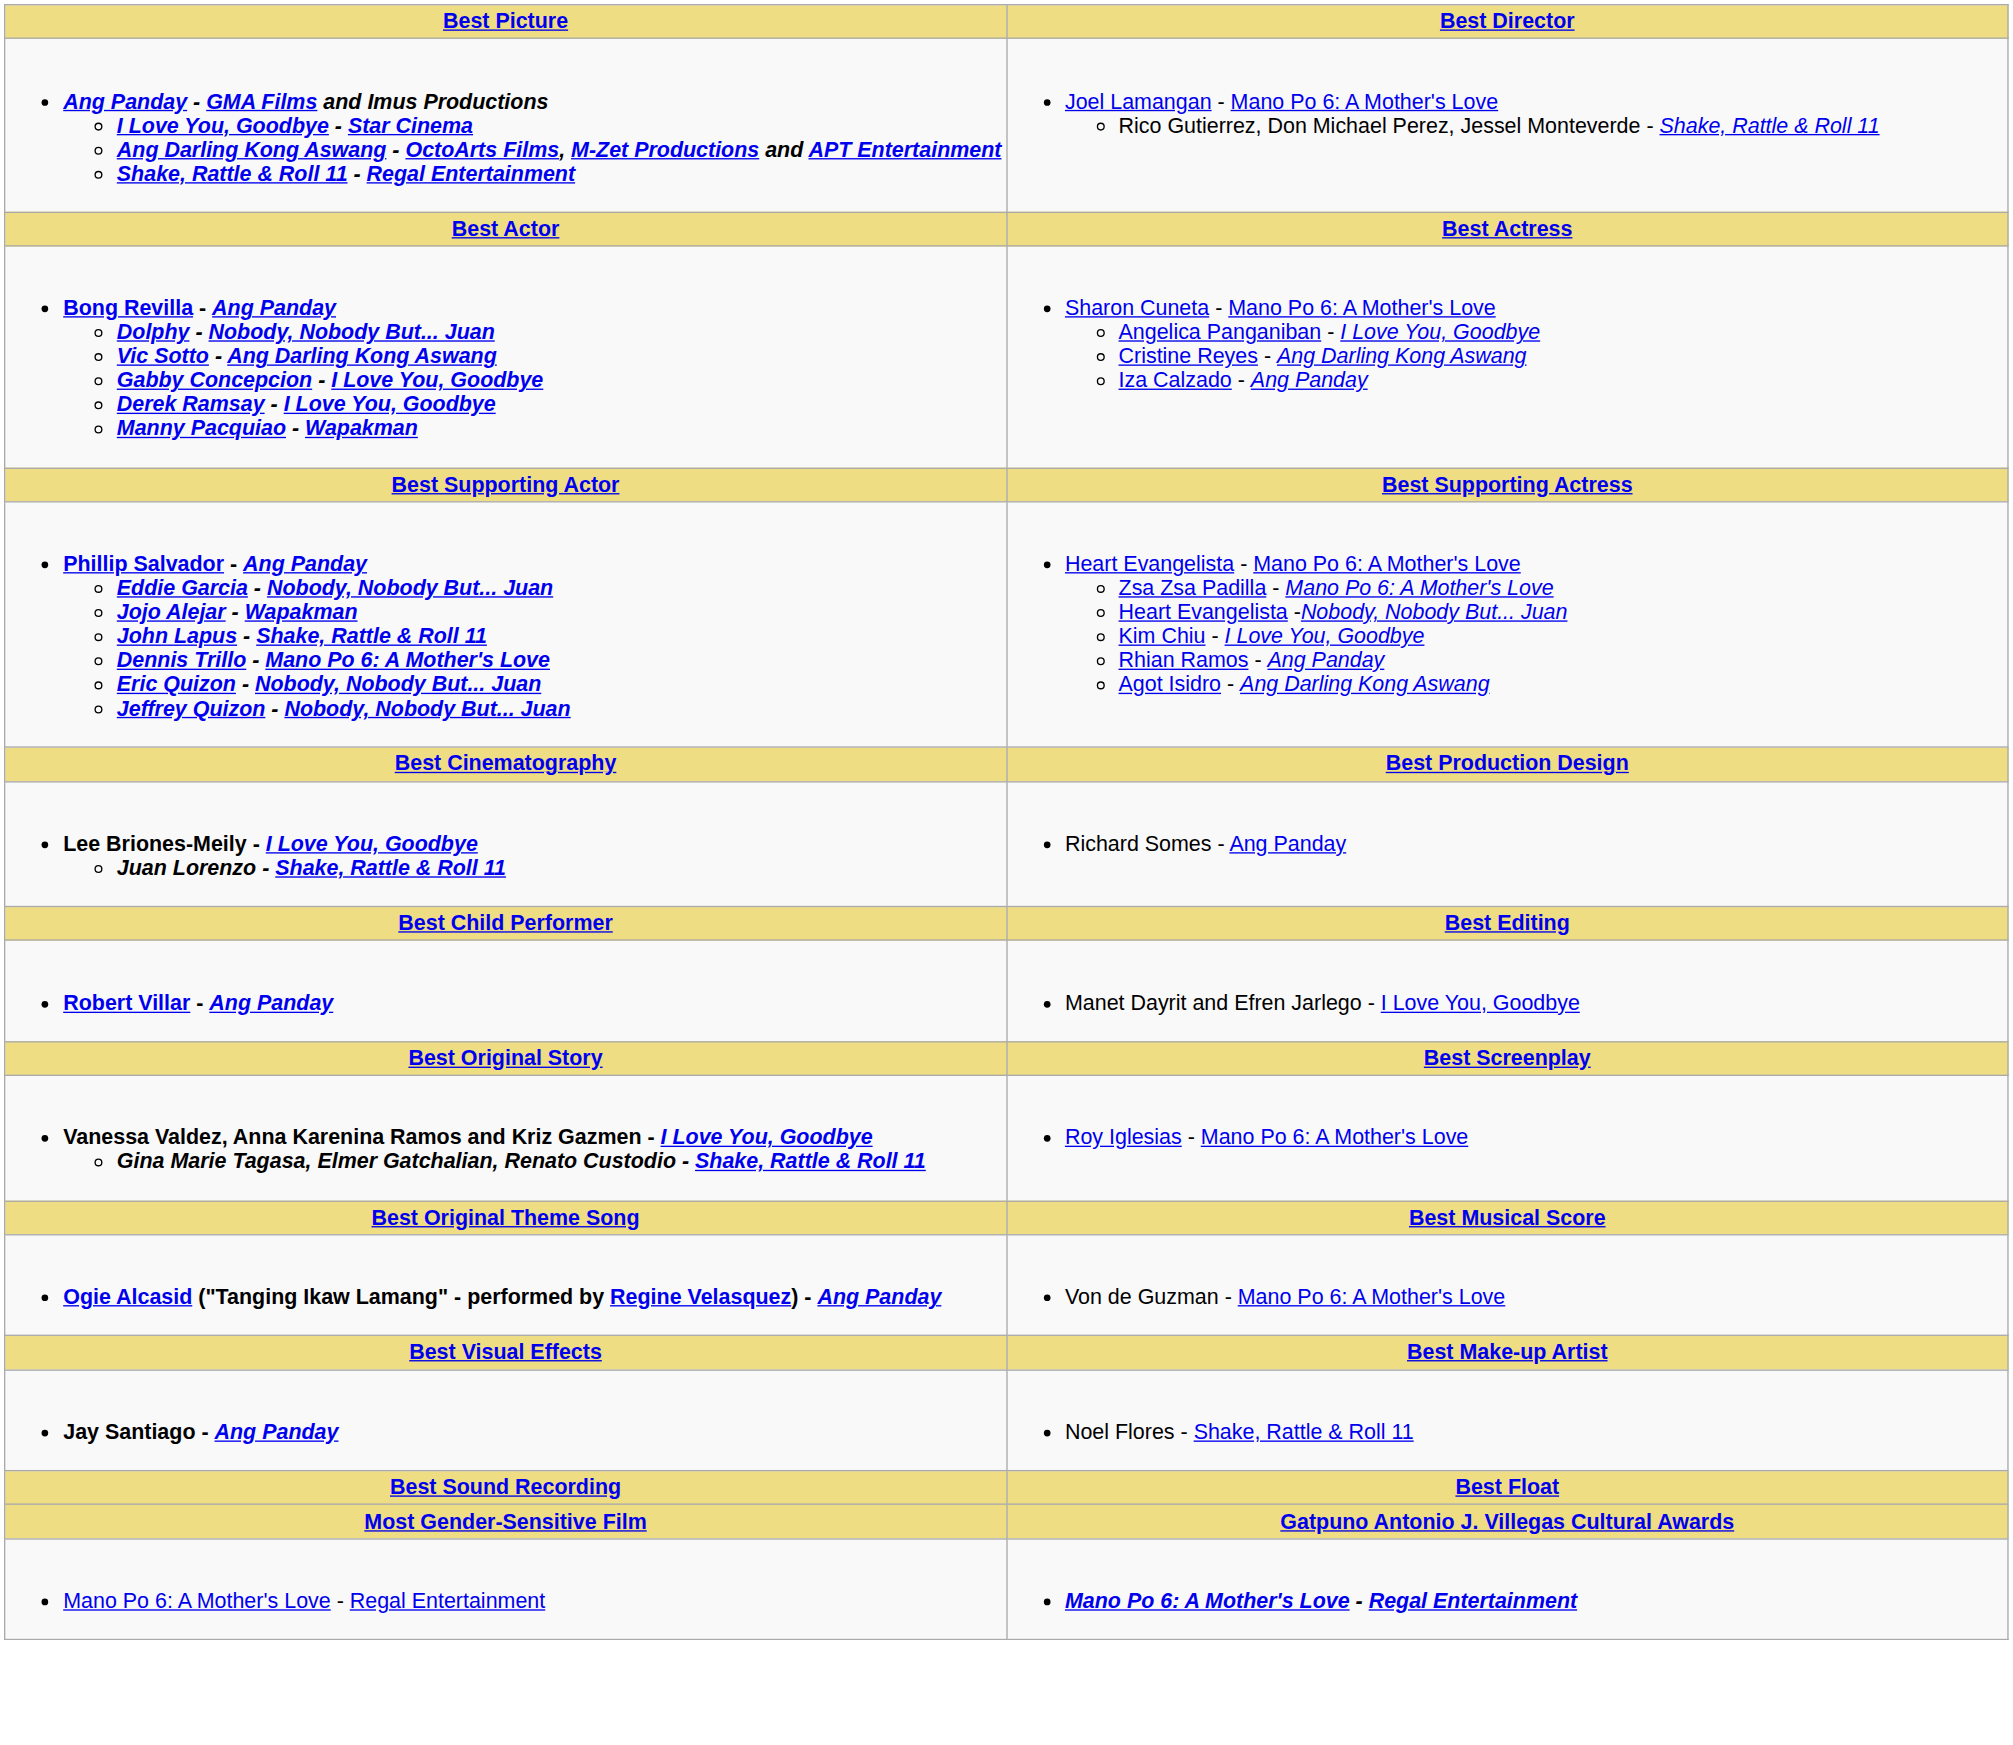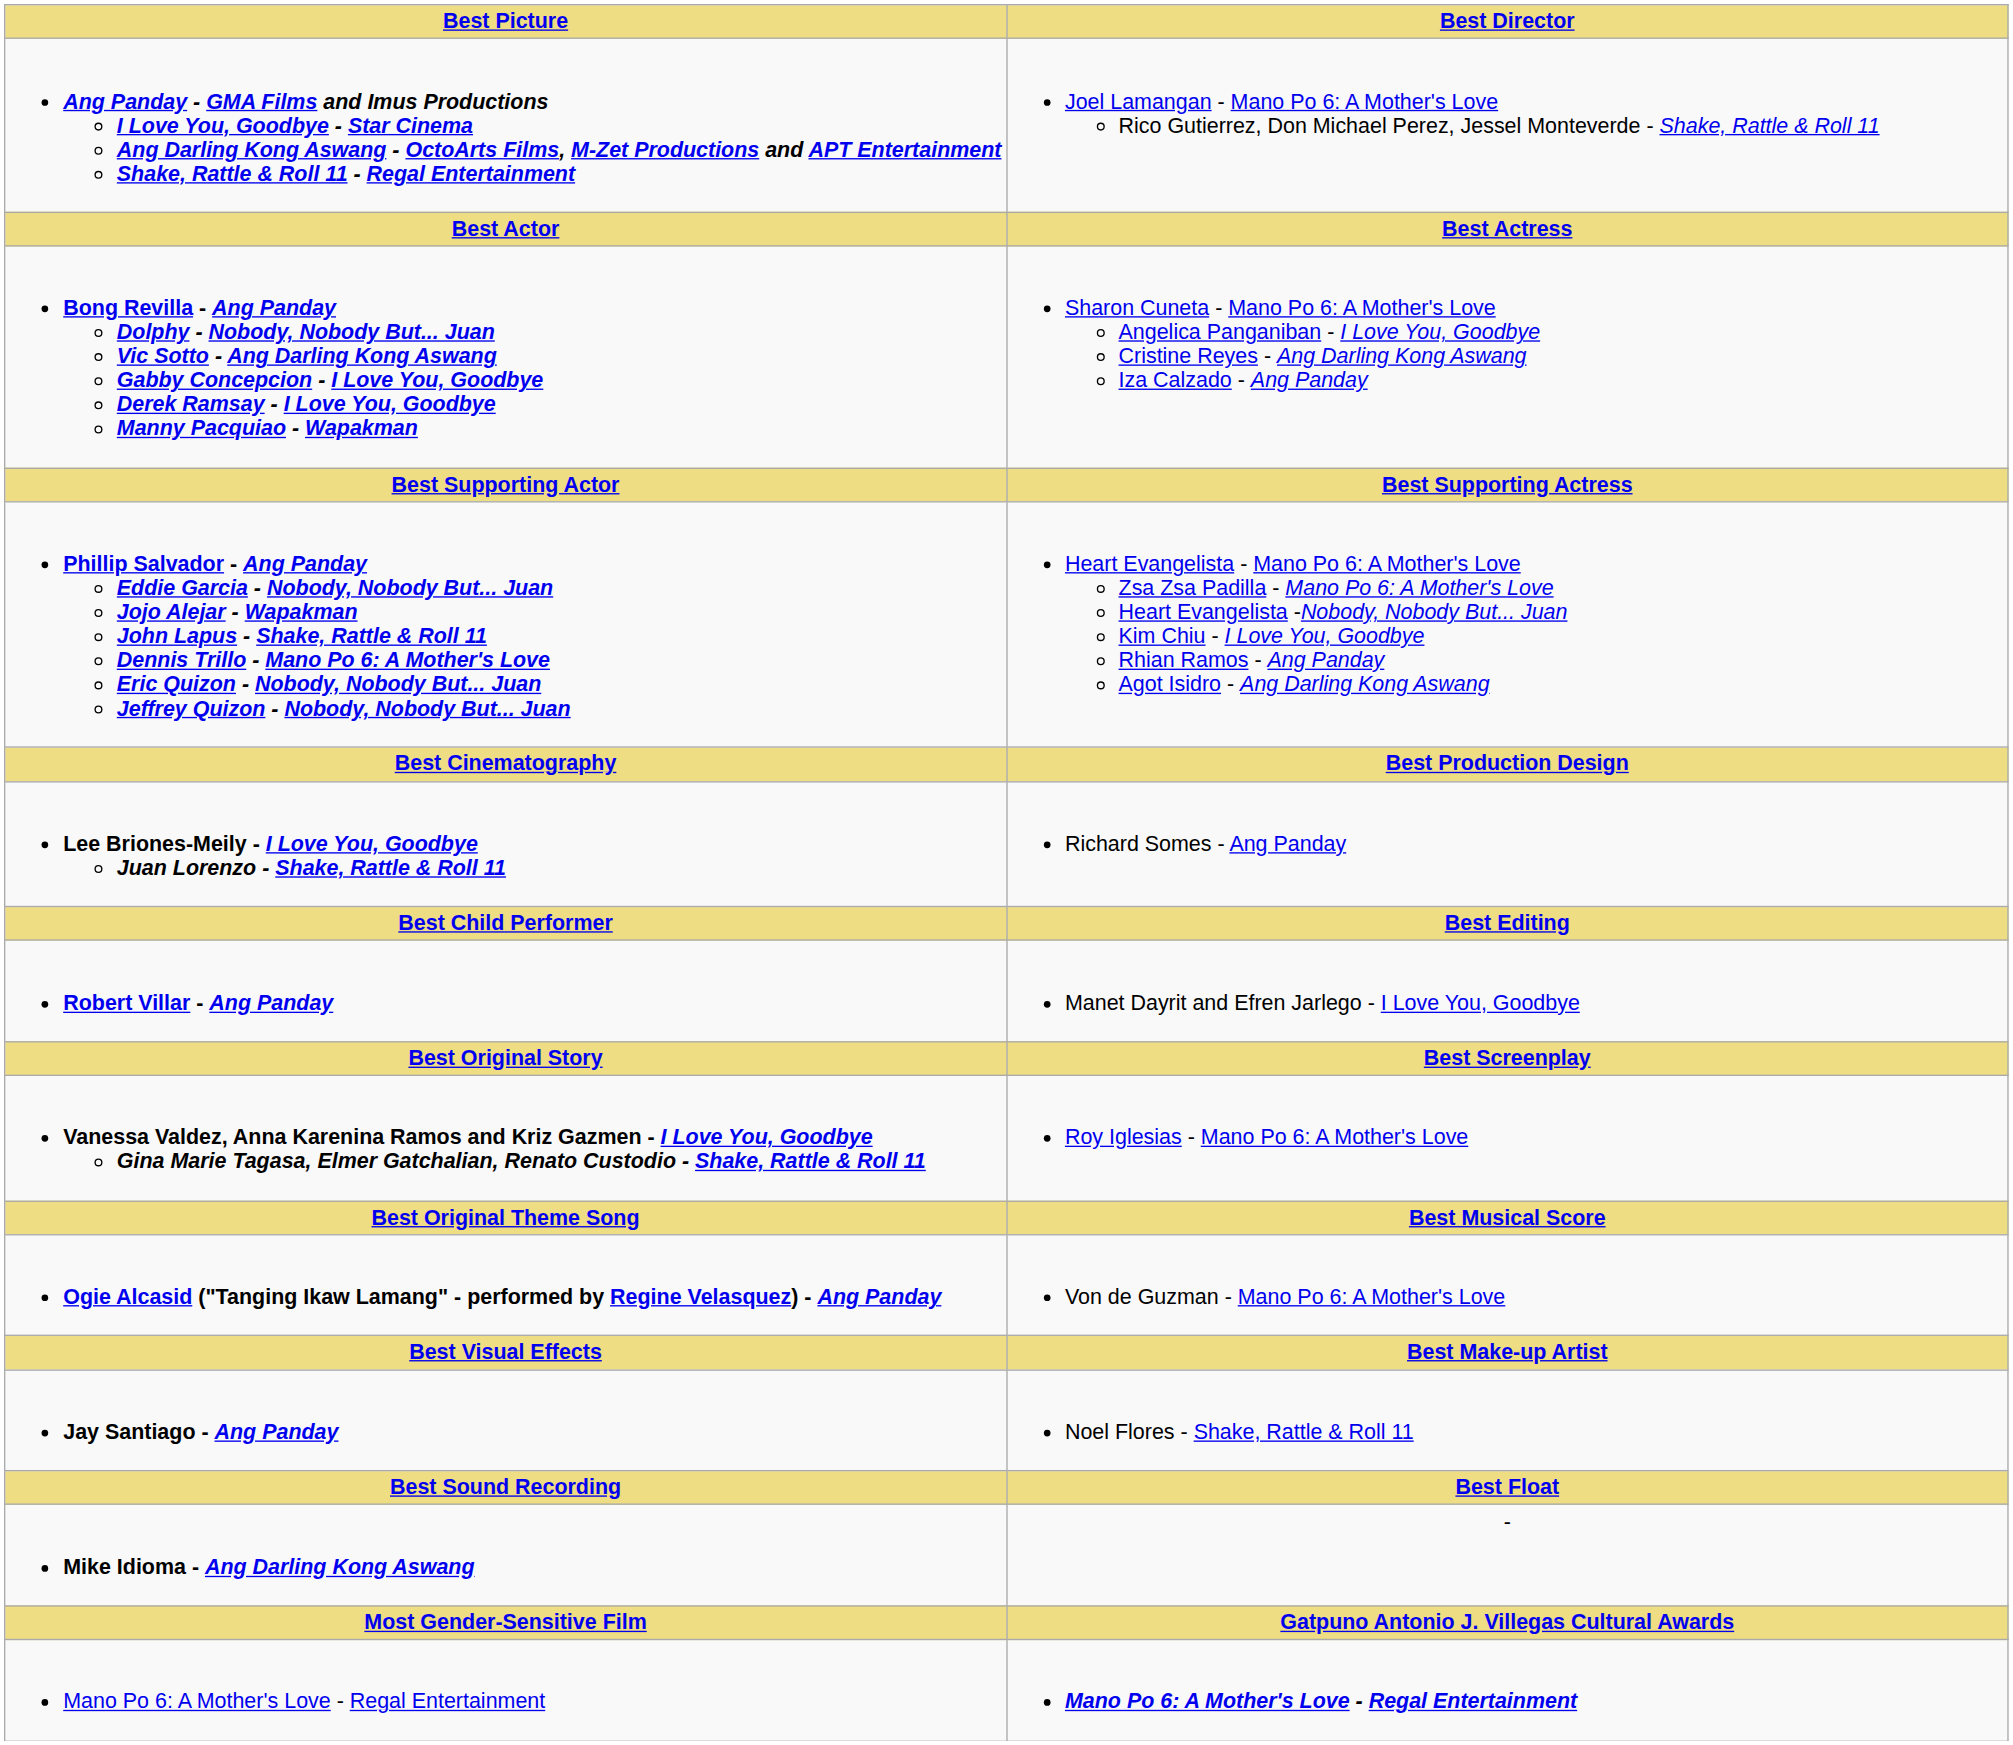+ row: (506, 1567)
